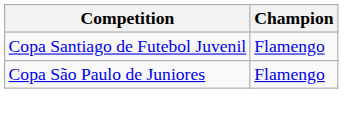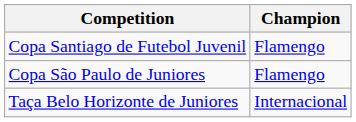+ row: (123, 102)
